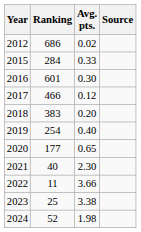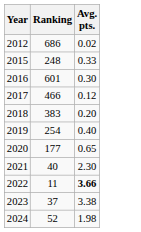- column: (118, 19)
(53, 61) 284 -> (53, 61) 248
(87, 183) normal -> (87, 183) bold
(53, 201) 25 -> (53, 201) 37
